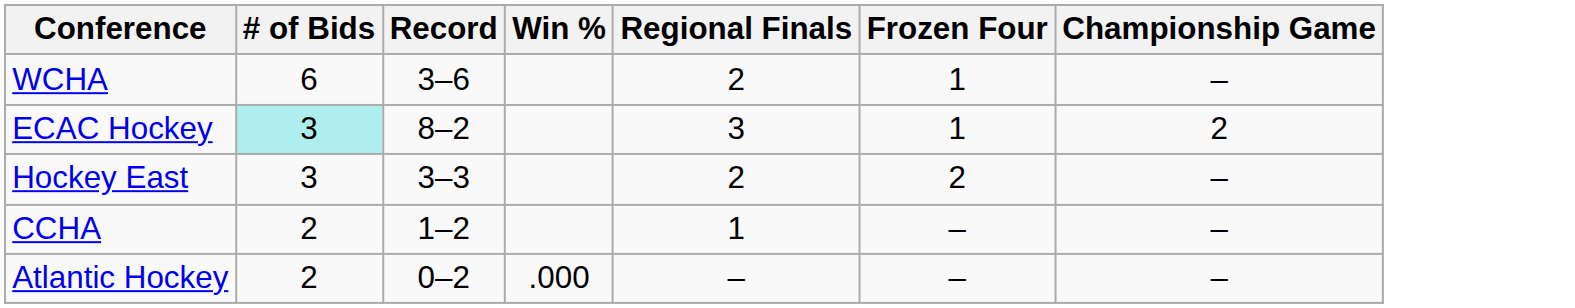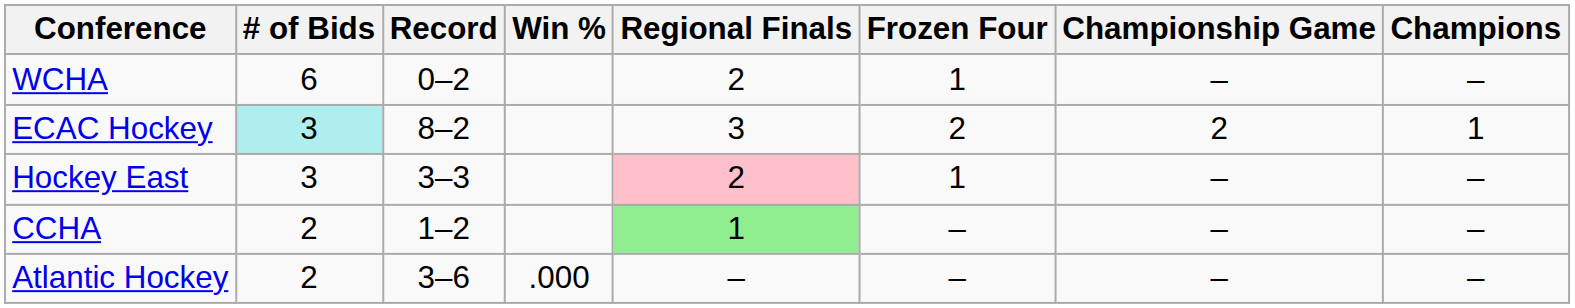+ column: (1476, 29)
(444, 79) 3–6 -> (444, 79) 0–2
(957, 128) 1 -> (957, 128) 2
(736, 178) no background -> (736, 178) pink background
(957, 178) 2 -> (957, 178) 1
(736, 228) no background -> (736, 228) lightgreen background
(444, 278) 0–2 -> (444, 278) 3–6
